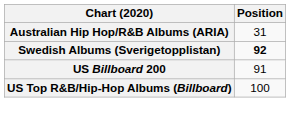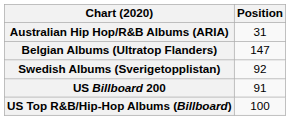+ row: (119, 50)
(260, 50) bold -> (260, 69) normal
